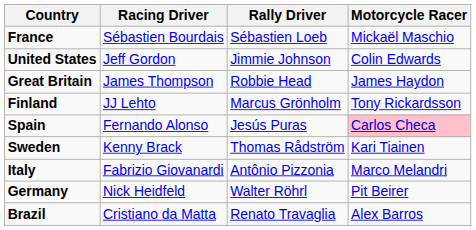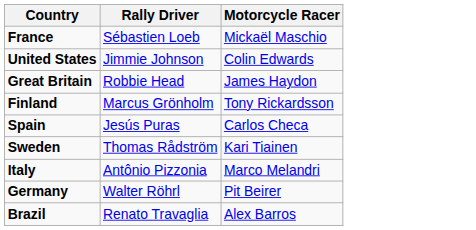- column: (163, 15)
(393, 125) pink background -> (266, 125) no background
